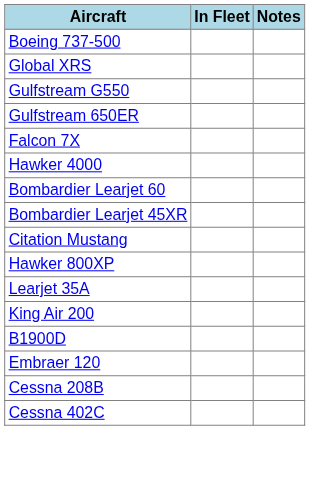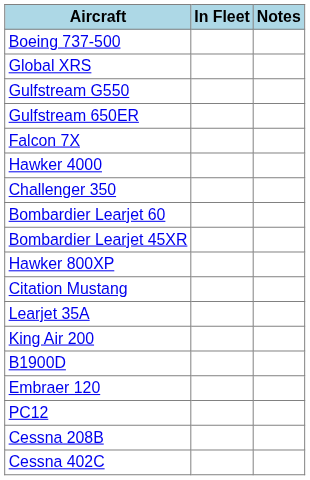+ row: (62, 190)
rows swapped: (61, 264) <-> (68, 239)
+ row: (28, 412)
